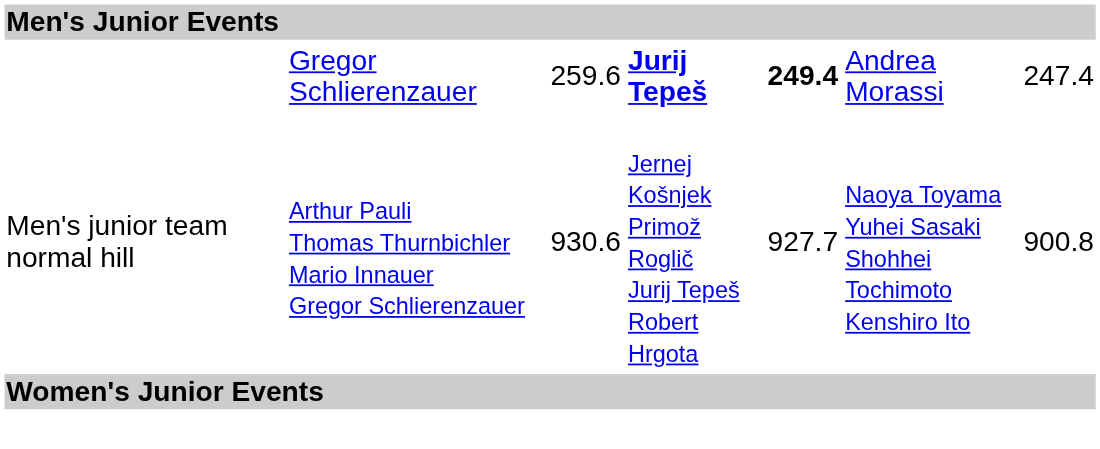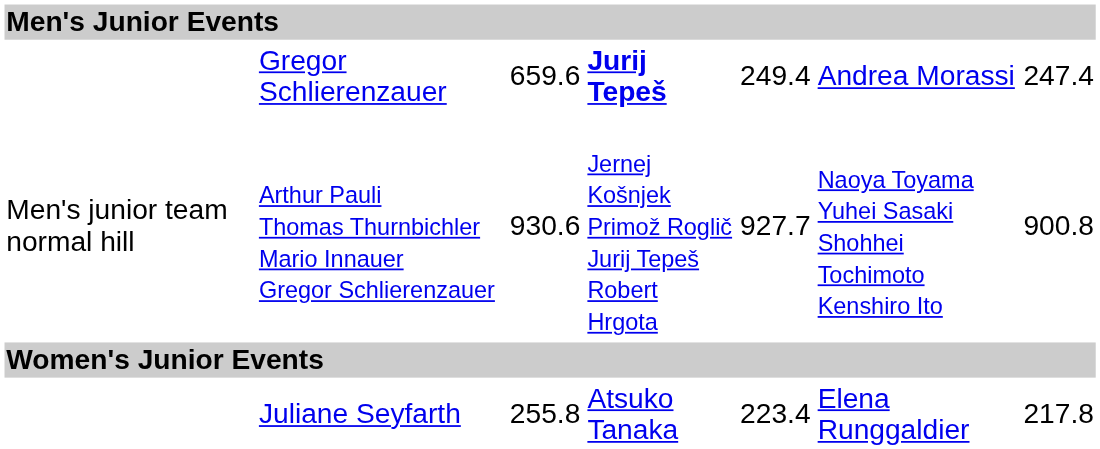(586, 76) 259.6 -> (545, 76) 659.6
(803, 76) bold -> (775, 76) normal
+ row: (360, 414)
